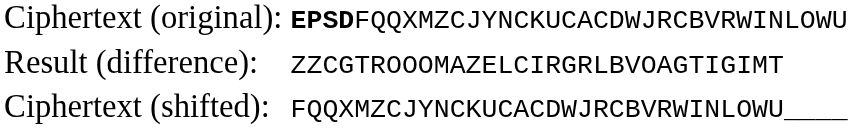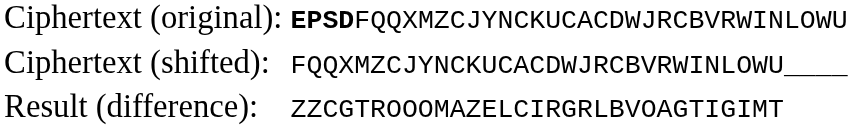rows swapped: (137, 106) <-> (131, 61)
